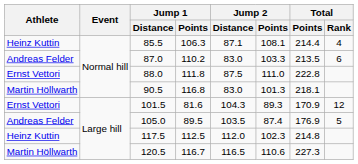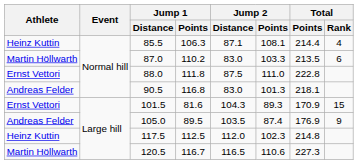(40, 59) Andreas Felder -> (42, 59) Martin Höllwarth
(42, 90) Martin Höllwarth -> (40, 90) Andreas Felder
(339, 105) 12 -> (339, 105) 15
(339, 121) 5 -> (339, 121) 9
